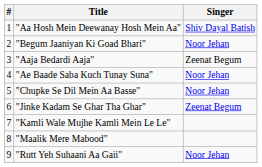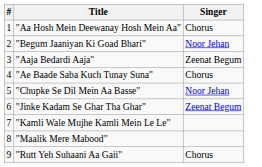(220, 28) Shiv Dayal Batish -> (199, 28) Chorus
(207, 75) Noor Jehan -> (199, 75) Chorus
(207, 154) Noor Jehan -> (199, 154) Chorus
